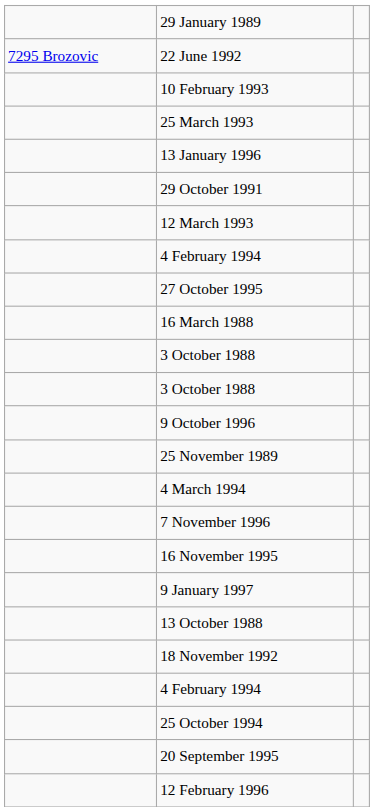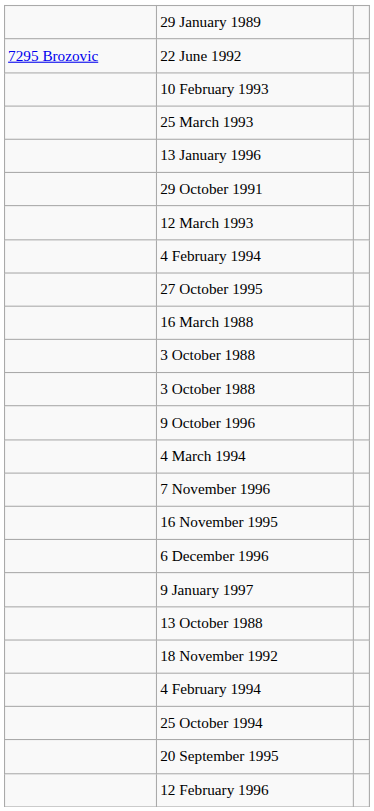- row: (81, 456)
+ row: (81, 556)
